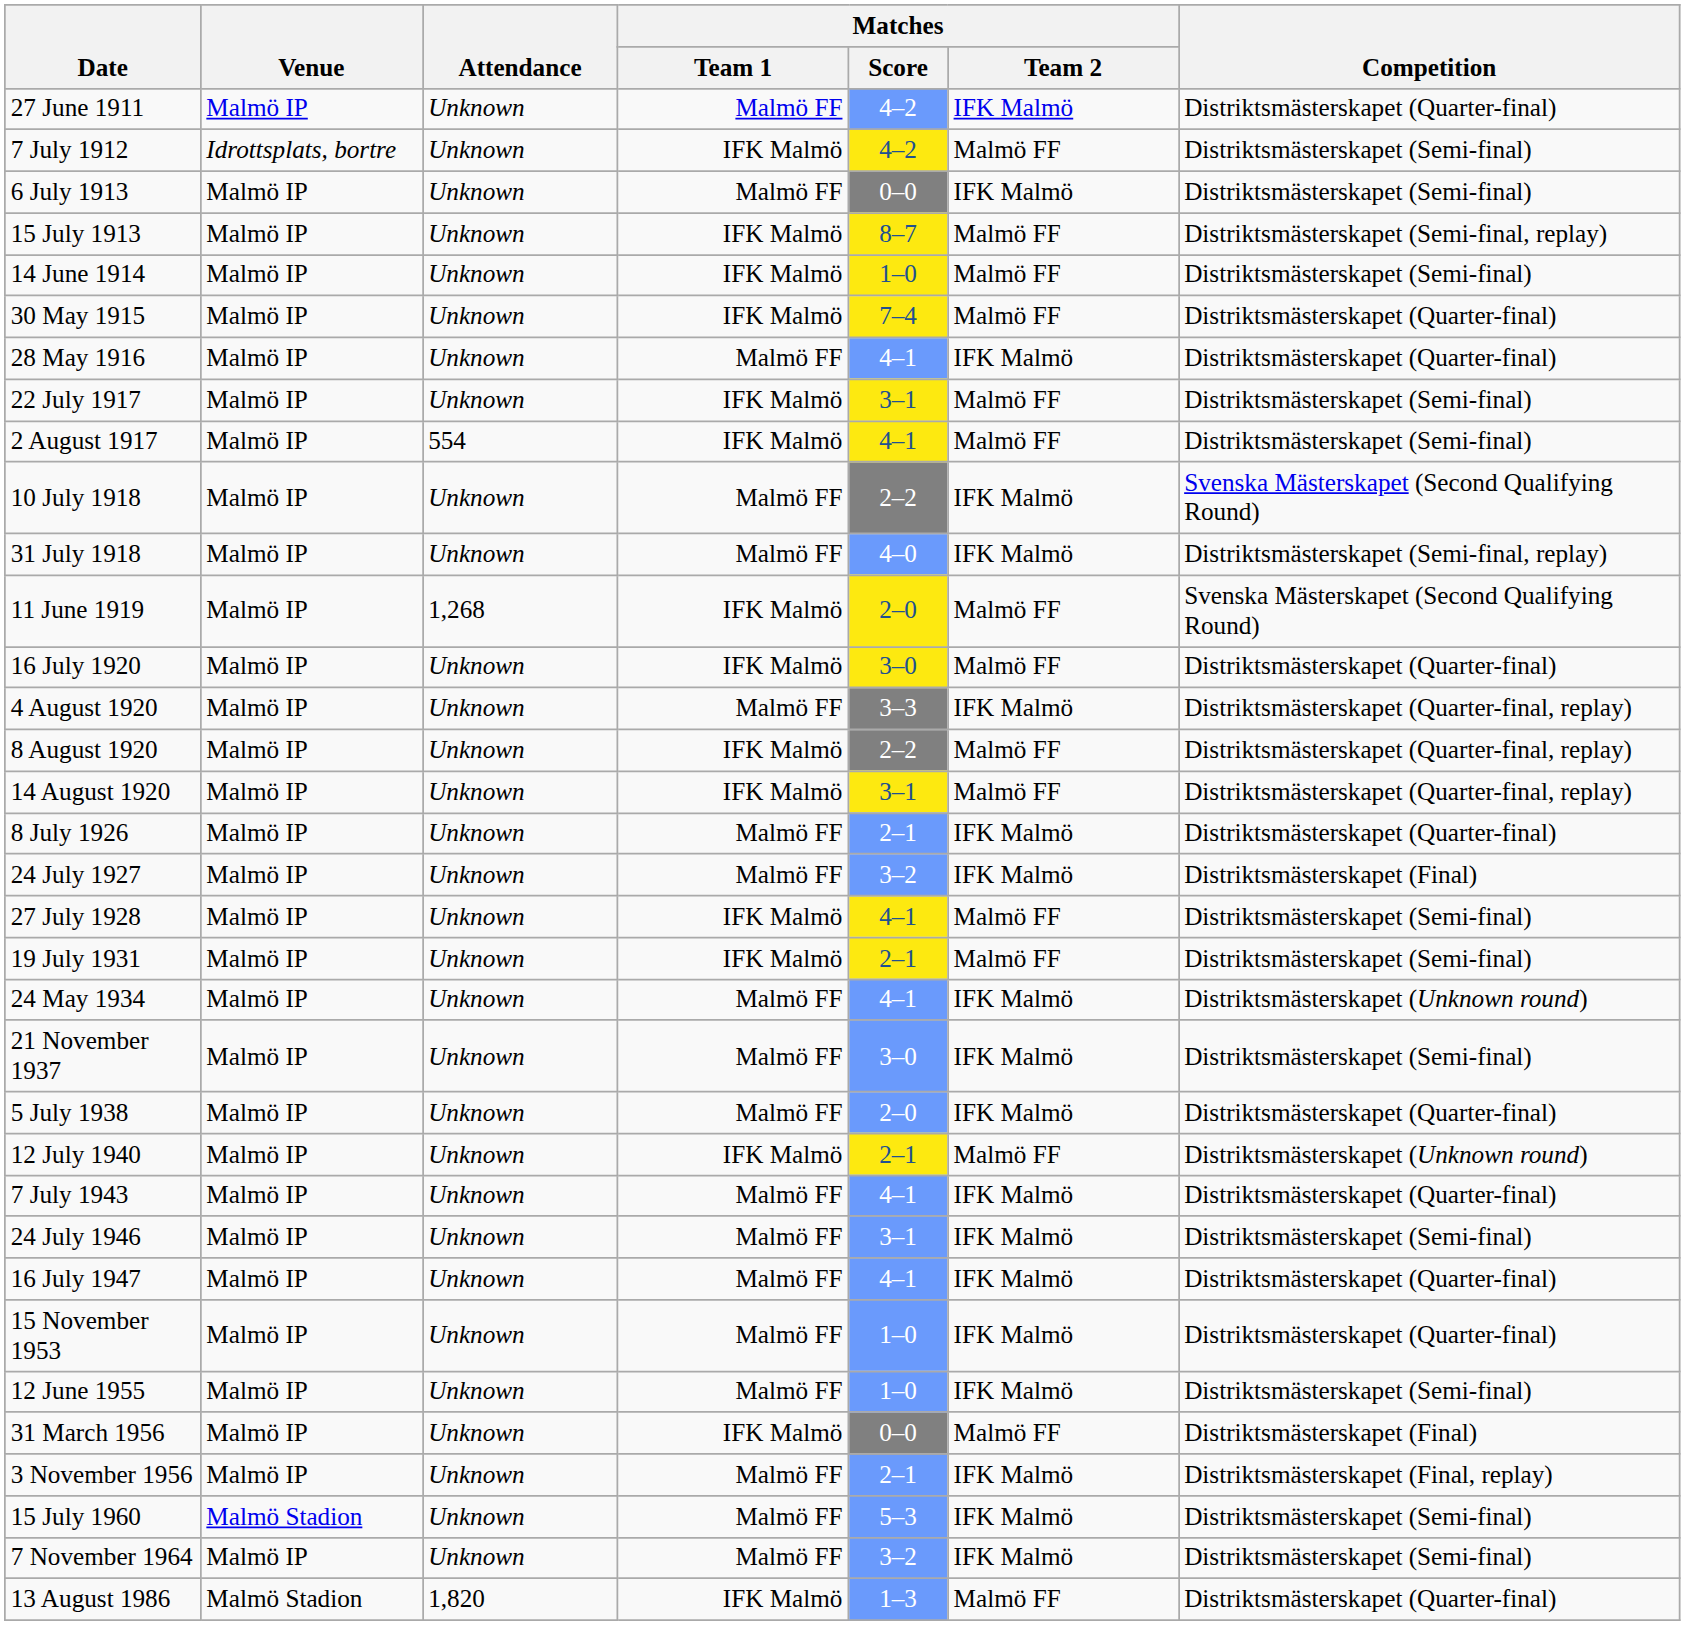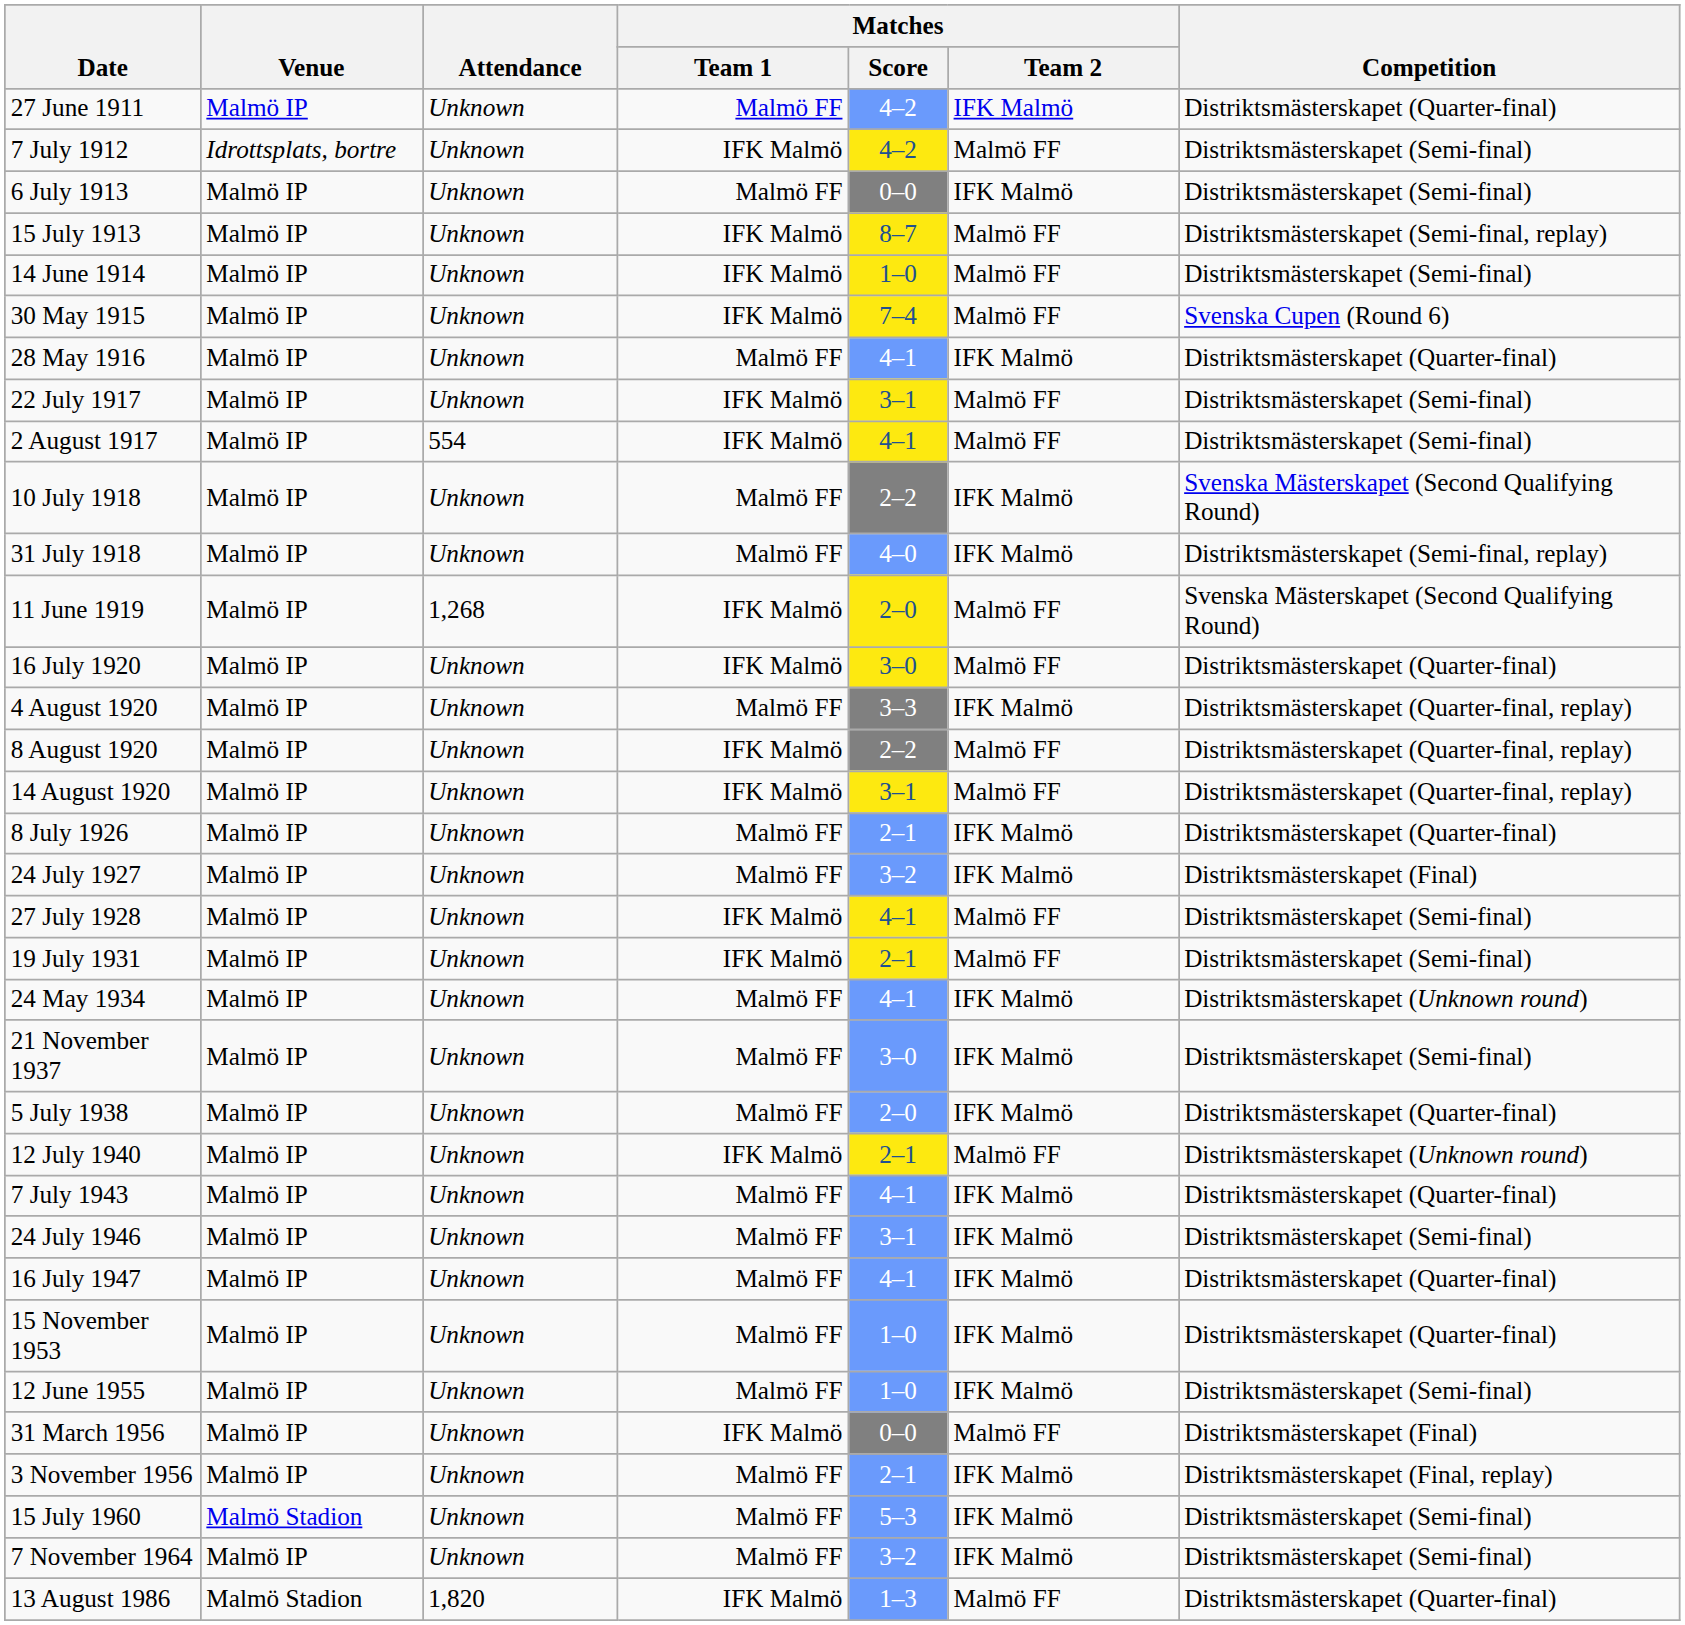(1370, 316) Distriktsmästerskapet (Quarter-final) -> (1317, 316) Svenska Cupen (Round 6)
